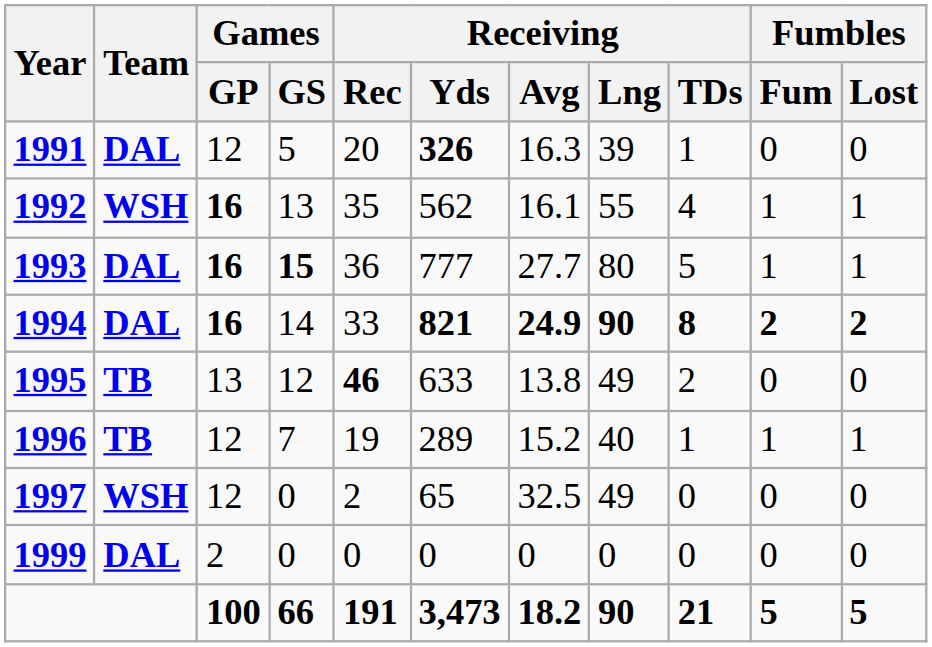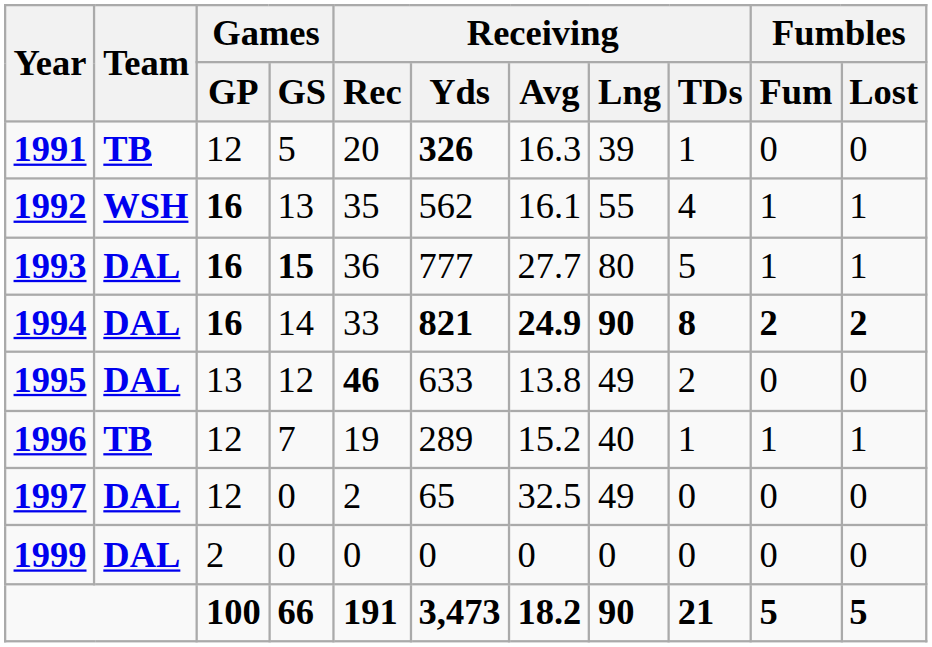(142, 149) DAL -> (128, 149) TB
(128, 380) TB -> (142, 380) DAL
(146, 496) WSH -> (142, 496) DAL
